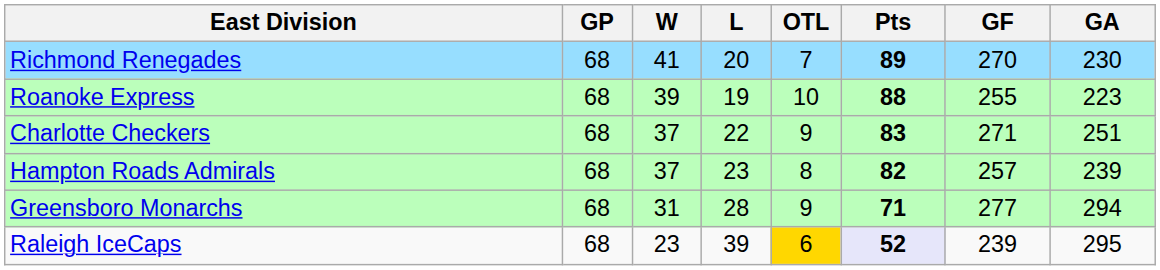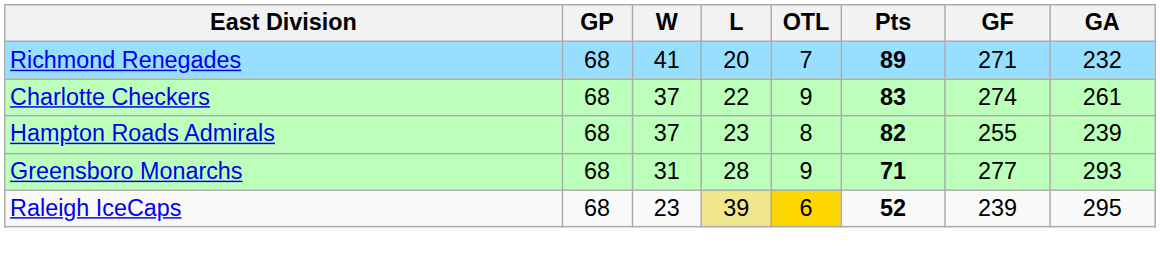(998, 60) 270 -> (998, 60) 271
(1102, 60) 230 -> (1102, 60) 232
- row: (102, 97)
(998, 134) 271 -> (998, 97) 274
(1102, 134) 251 -> (1102, 97) 261
(998, 171) 257 -> (998, 134) 255
(1102, 208) 294 -> (1102, 171) 293
(736, 245) no background -> (736, 208) khaki background
(893, 245) lavender background -> (893, 208) no background
